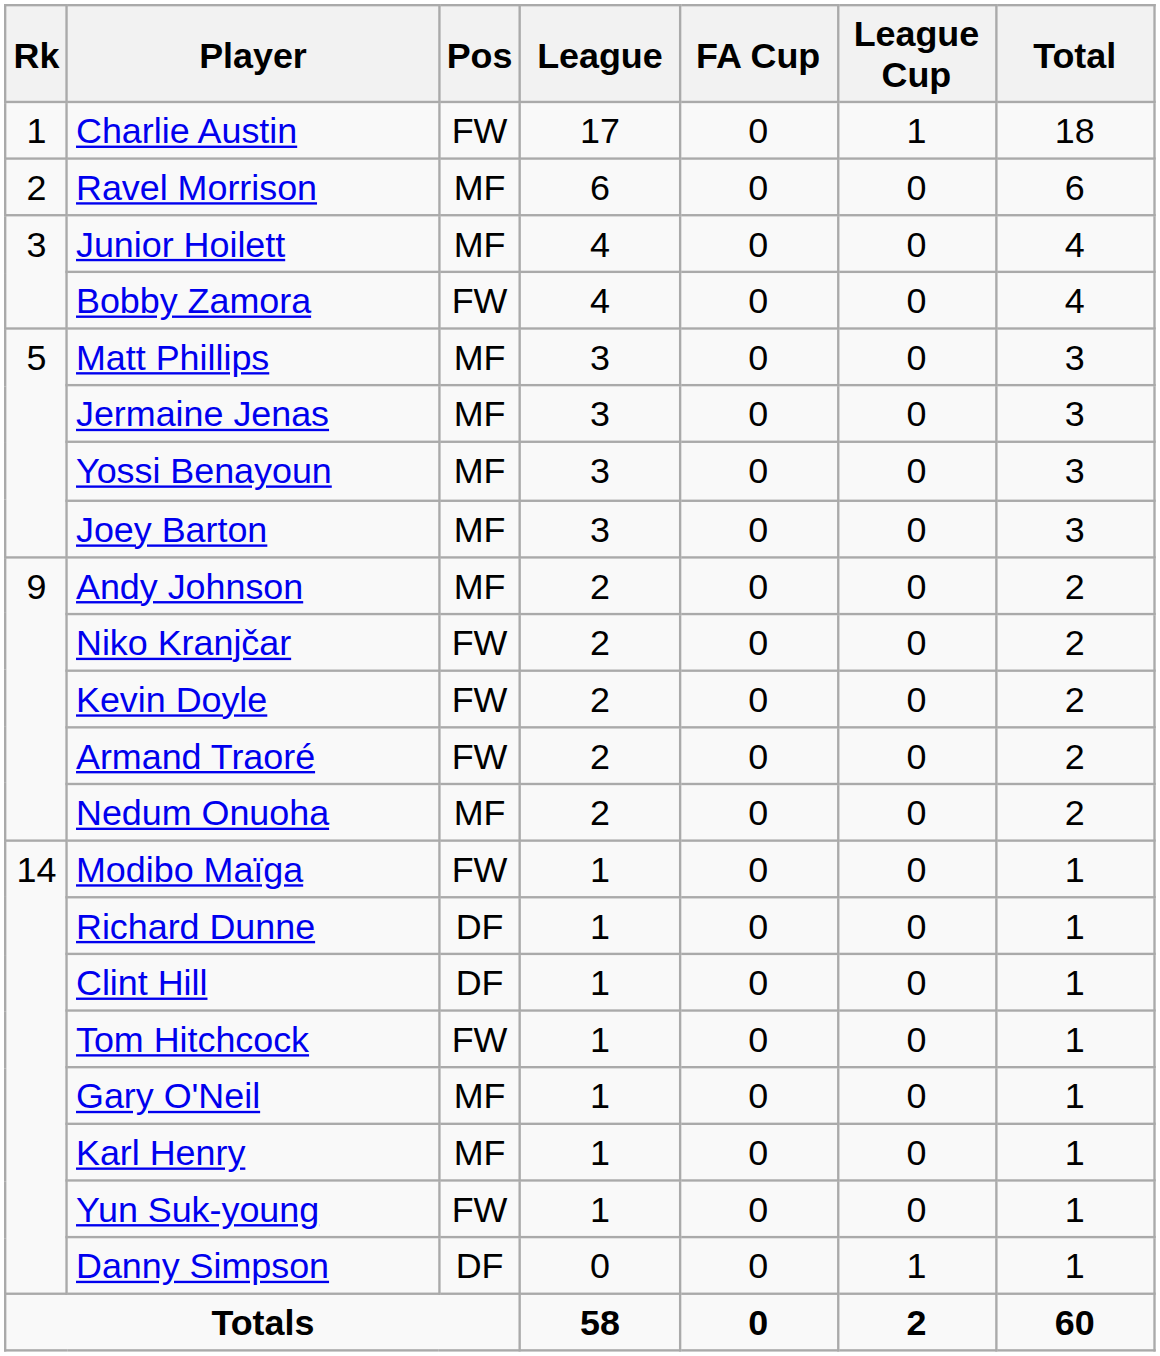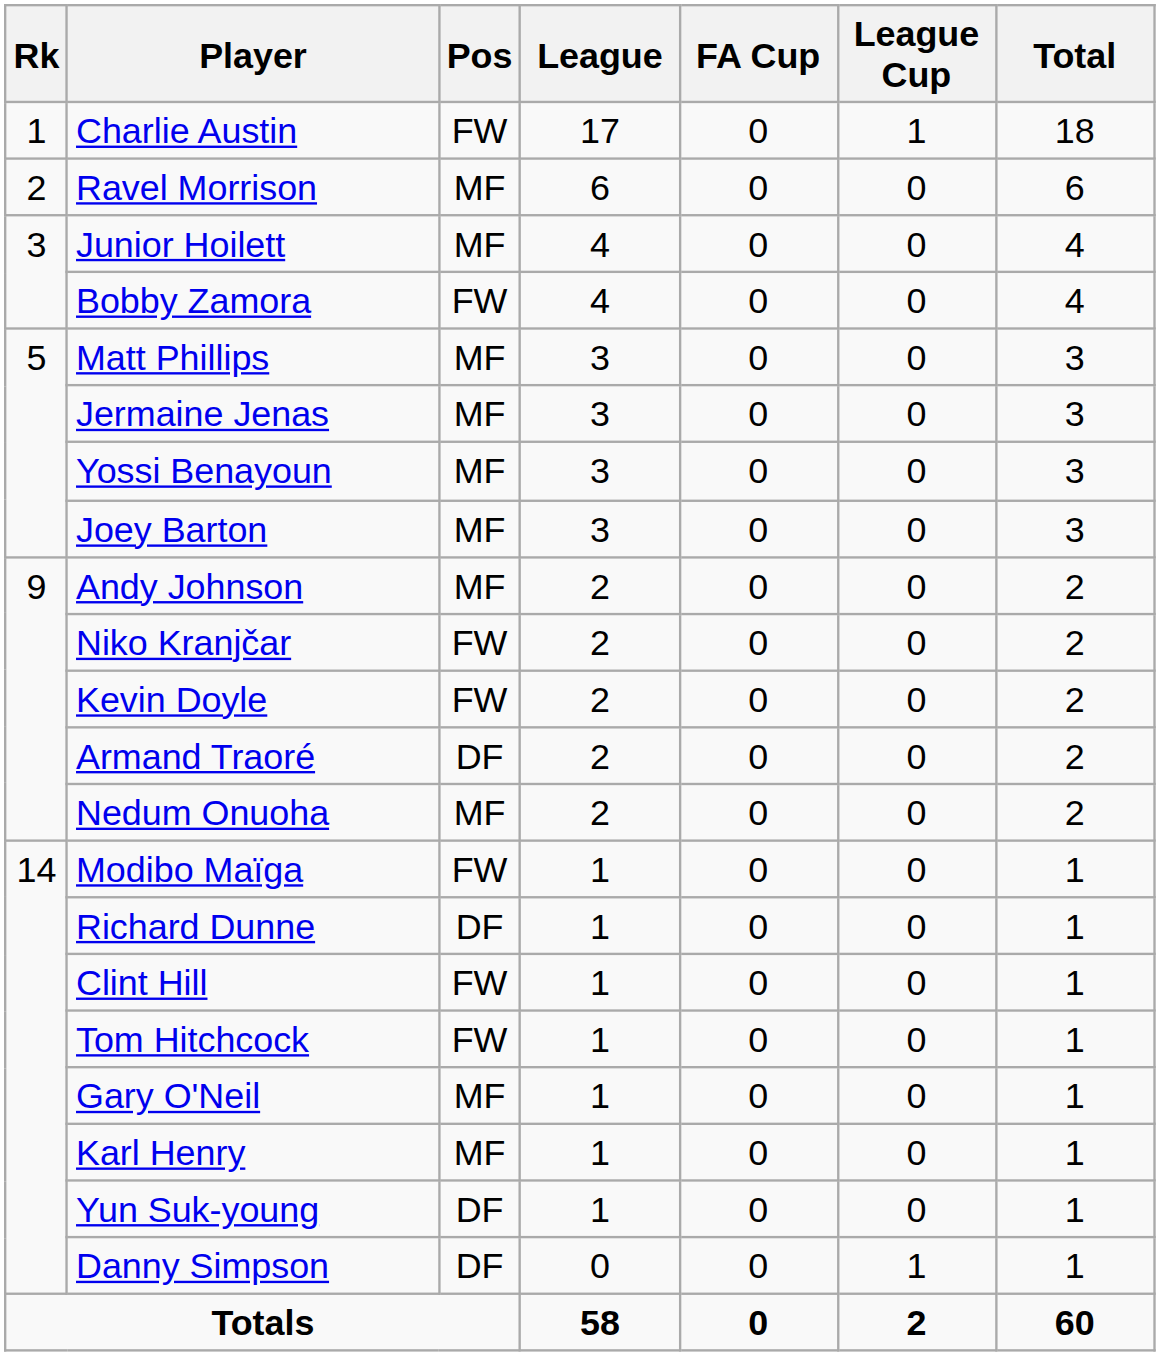(480, 755) FW -> (480, 755) DF
(480, 982) DF -> (480, 982) FW
(480, 1210) FW -> (480, 1210) DF
